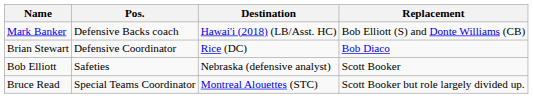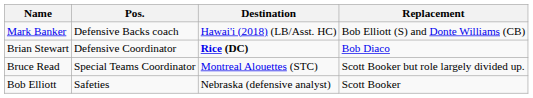(224, 48) normal -> (224, 48) bold
rows swapped: (33, 84) <-> (32, 66)
